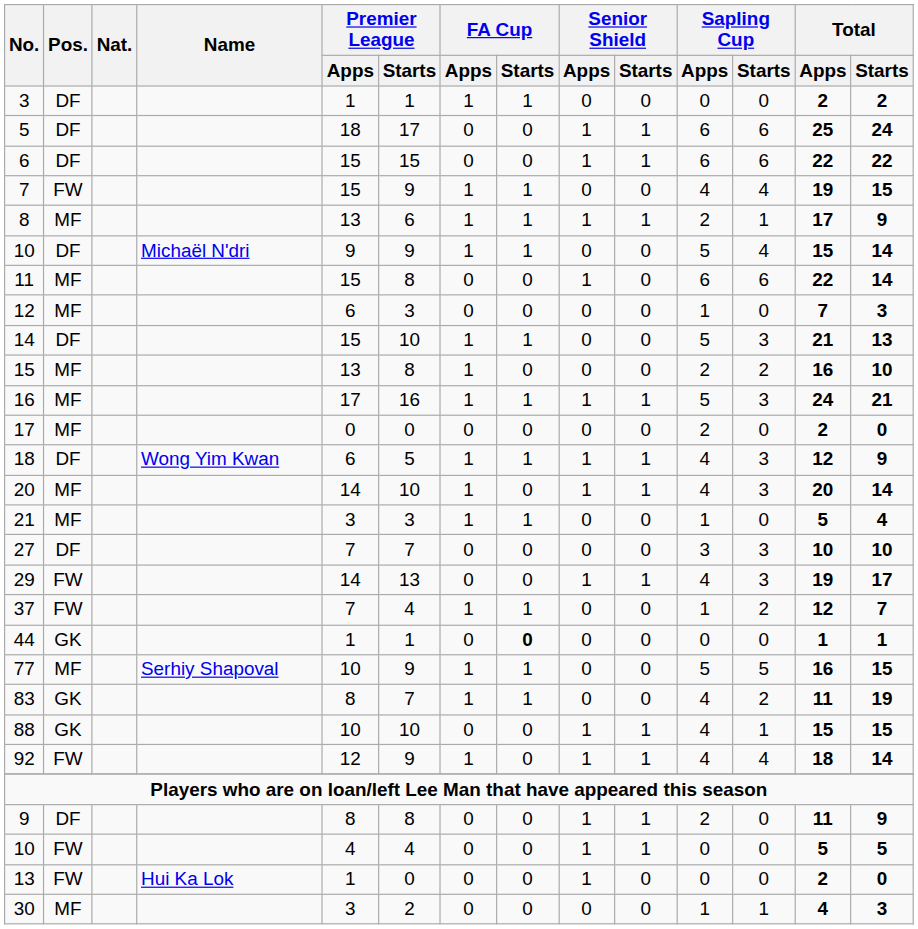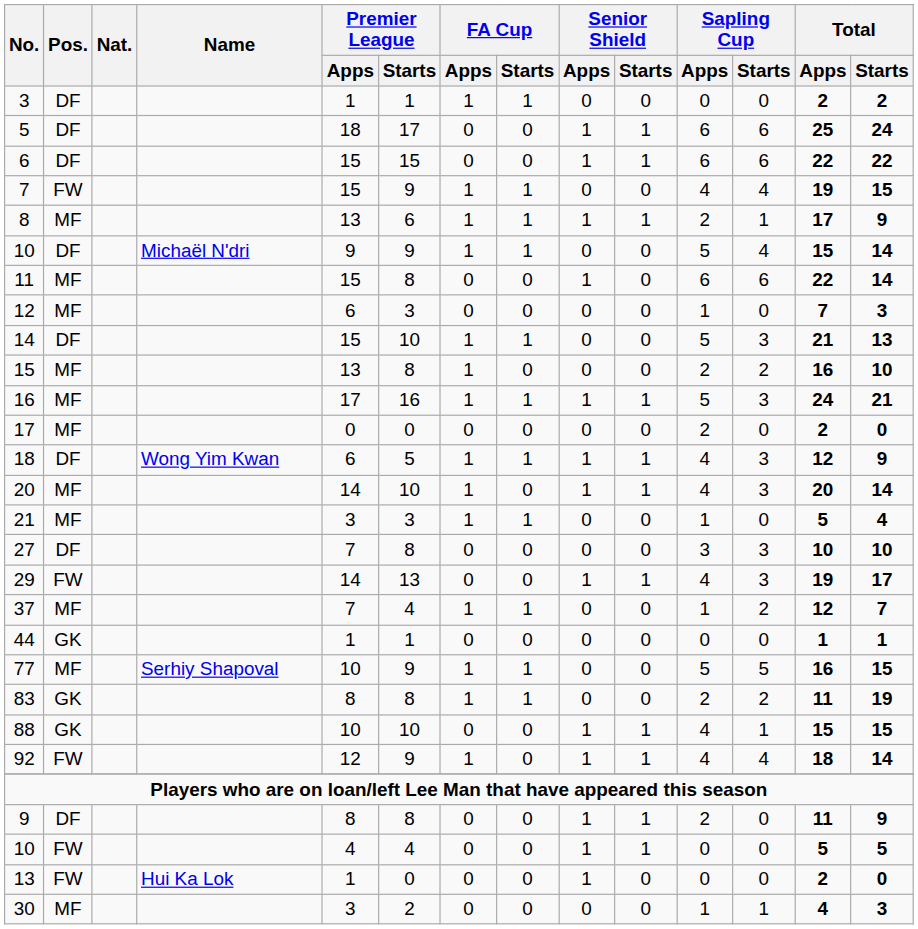(409, 549) 7 -> (409, 549) 8
(68, 609) FW -> (68, 609) MF
(528, 639) bold -> (528, 639) normal
(409, 699) 7 -> (409, 699) 8
(705, 699) 4 -> (705, 699) 2
